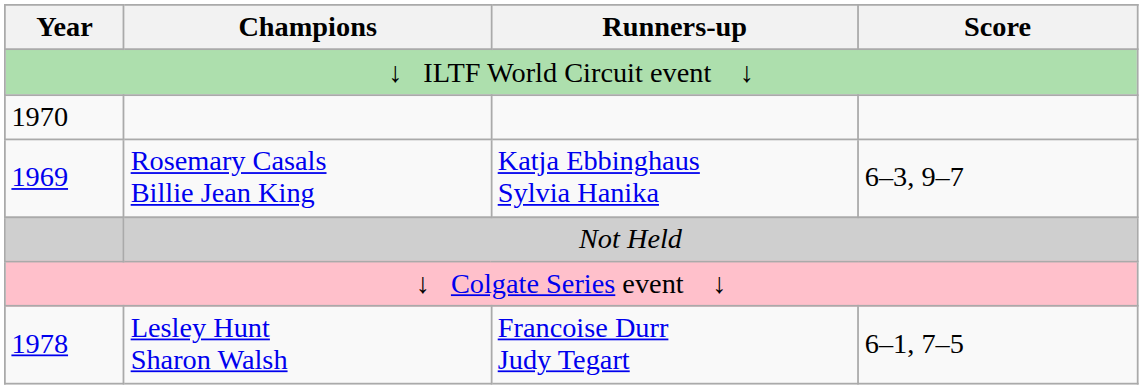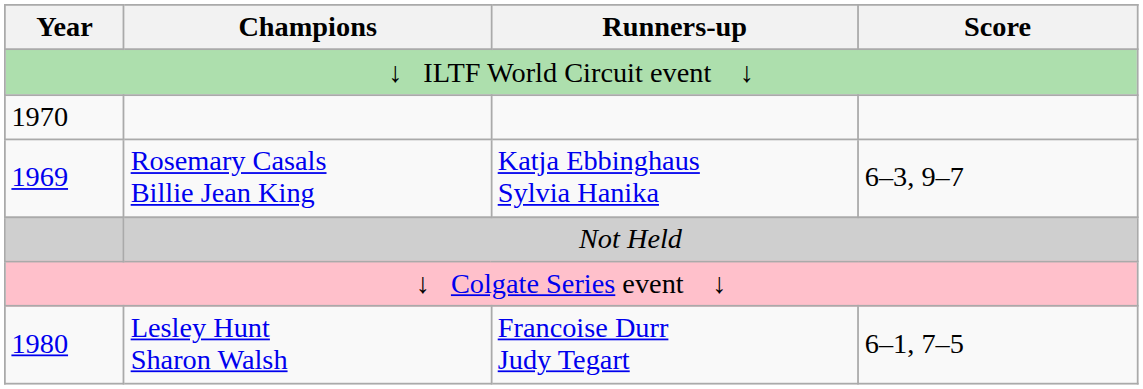(40, 344) 1978 -> (40, 344) 1980
